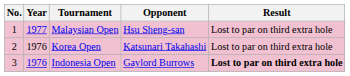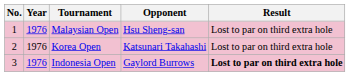(37, 29) 1977 -> (37, 29) 1976
